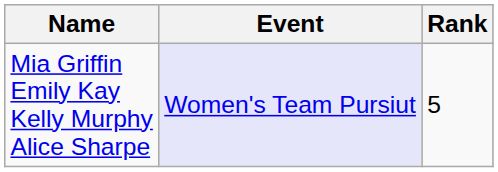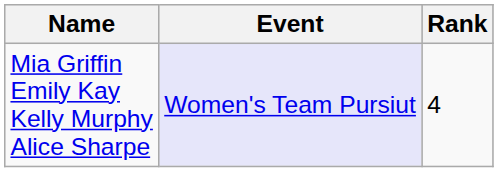(434, 104) 5 -> (434, 104) 4
